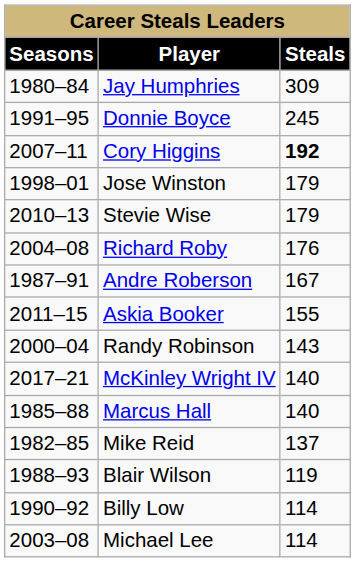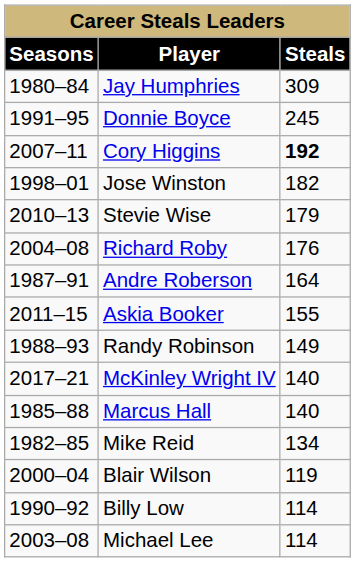(302, 183) 179 -> (302, 183) 182
(302, 281) 167 -> (302, 281) 164
(49, 346) 2000–04 -> (49, 346) 1988–93
(302, 346) 143 -> (302, 346) 149
(302, 443) 137 -> (302, 443) 134
(49, 475) 1988–93 -> (49, 475) 2000–04
